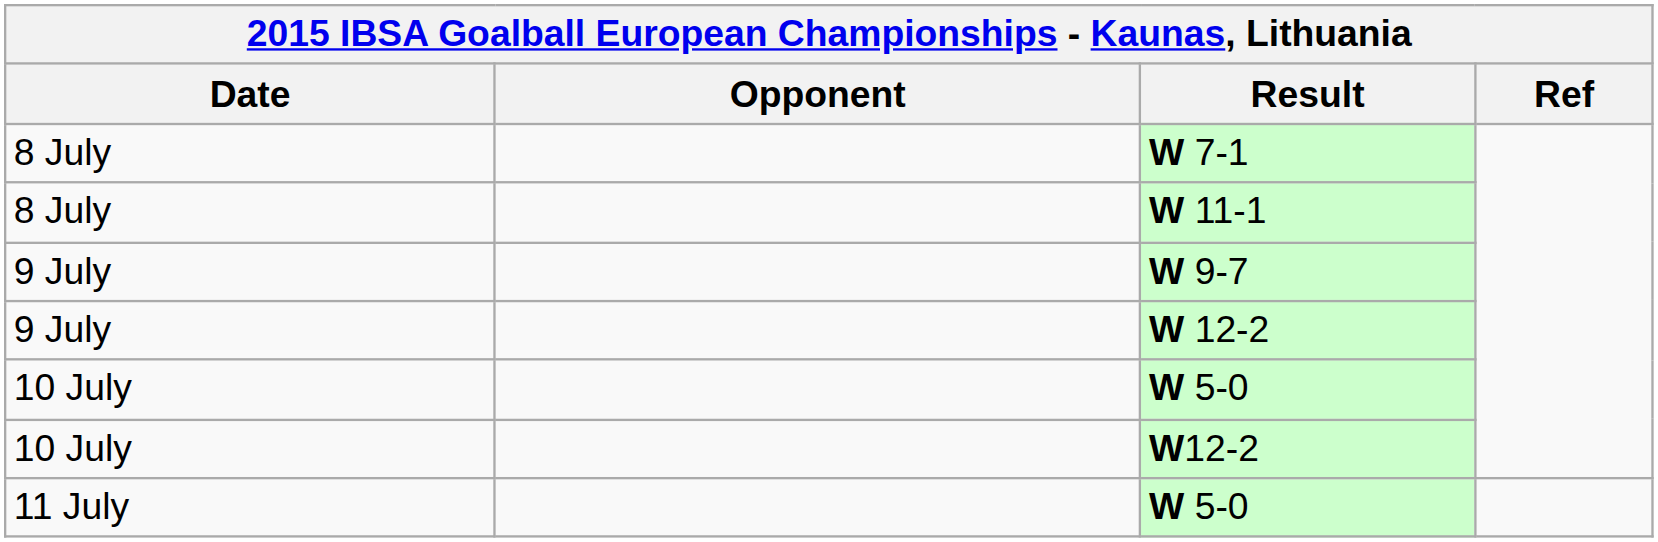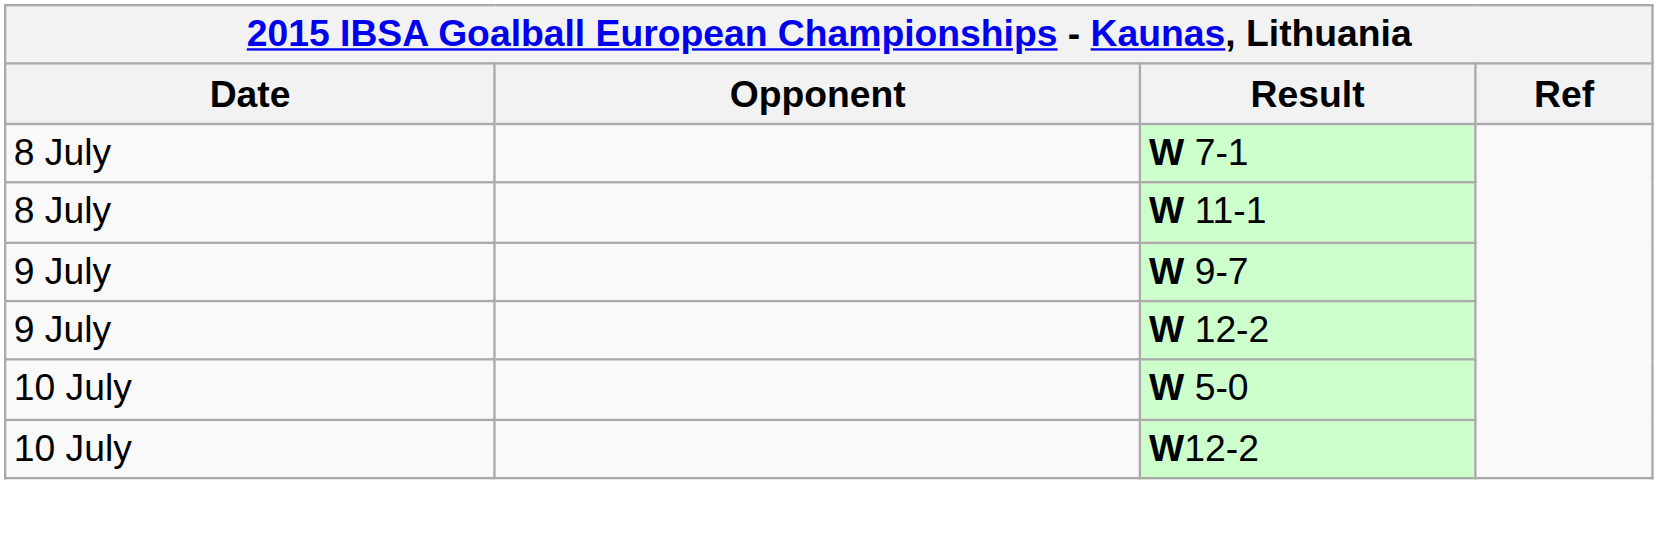- row: (71, 507)
